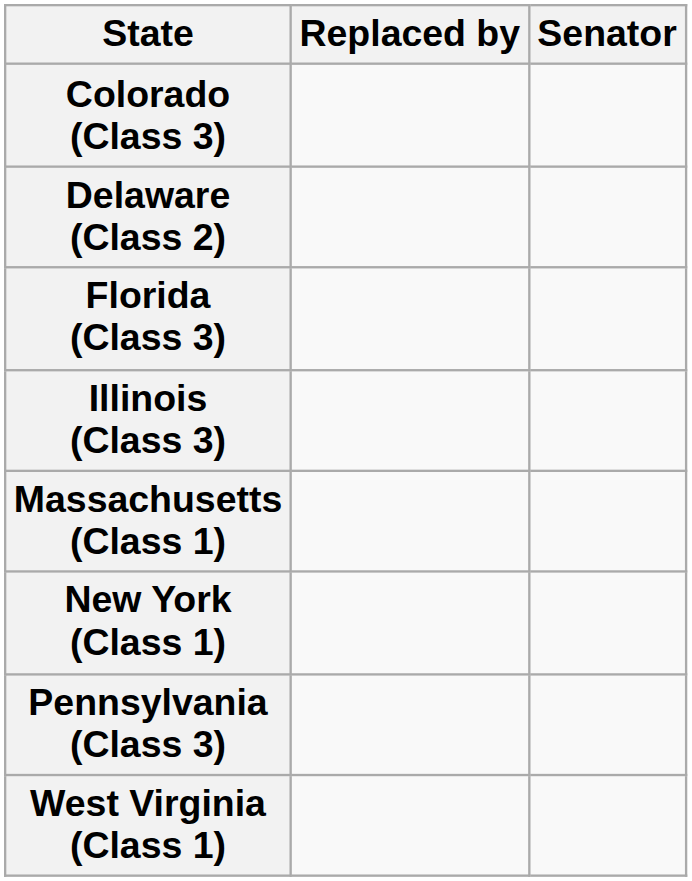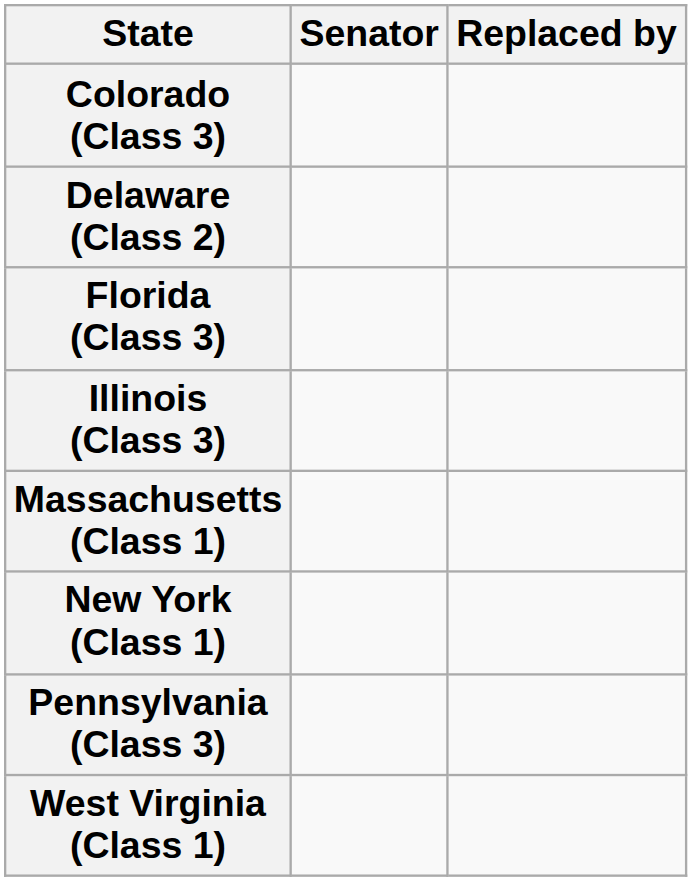columns swapped: (607, 34) <-> (410, 34)
